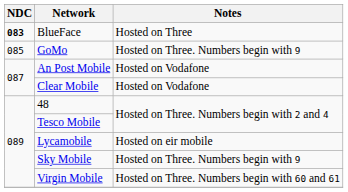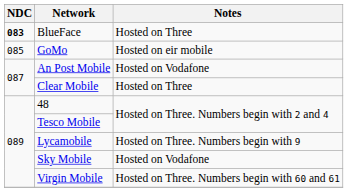(208, 50) Hosted on Three. Numbers begin with 9 -> (164, 50) Hosted on eir mobile
(162, 86) Hosted on Vodafone -> (154, 86) Hosted on Three
(164, 141) Hosted on eir mobile -> (208, 141) Hosted on Three. Numbers begin with 9
(208, 159) Hosted on Three. Numbers begin with 9 -> (162, 159) Hosted on Vodafone
